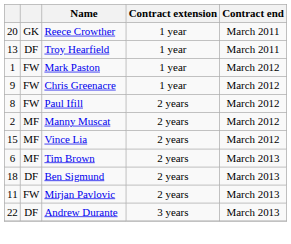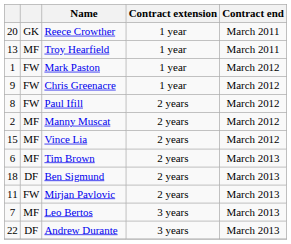(31, 49) DF -> (31, 49) MF
+ row: (69, 212)
